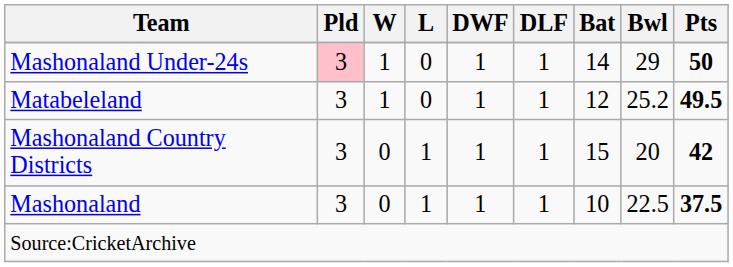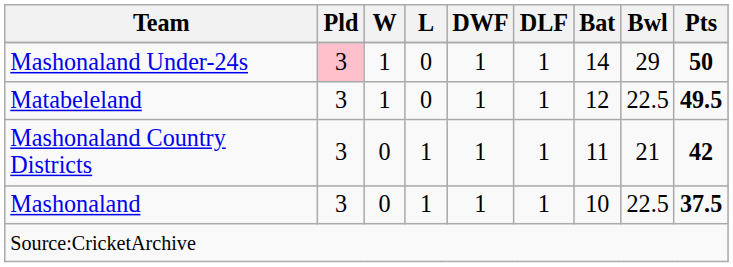(648, 100) 25.2 -> (648, 100) 22.5
(597, 152) 15 -> (597, 152) 11
(648, 152) 20 -> (648, 152) 21
